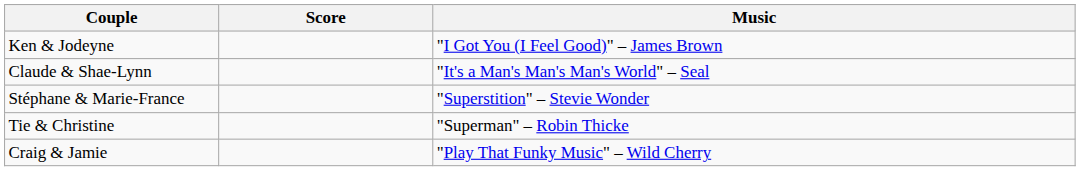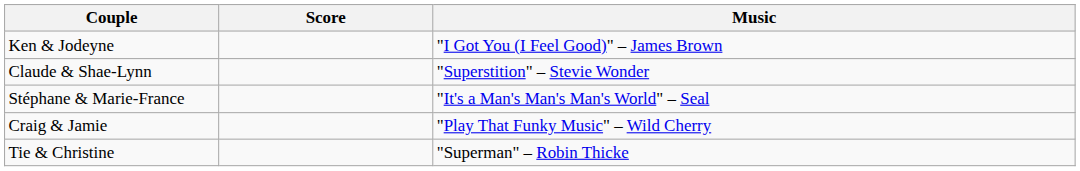(573, 71) "It's a Man's Man's Man's World" – Seal -> (543, 71) "Superstition" – Stevie Wonder
(543, 98) "Superstition" – Stevie Wonder -> (573, 98) "It's a Man's Man's Man's World" – Seal
rows swapped: (61, 125) <-> (58, 152)
